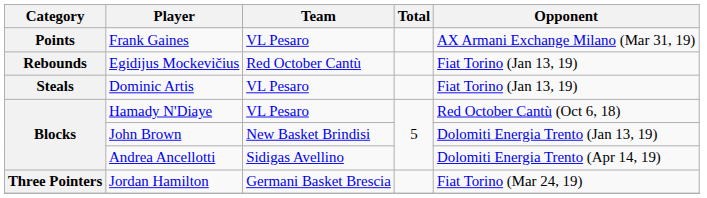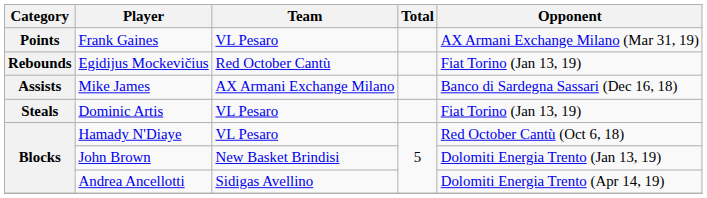+ row: (114, 87)
- row: (159, 181)
